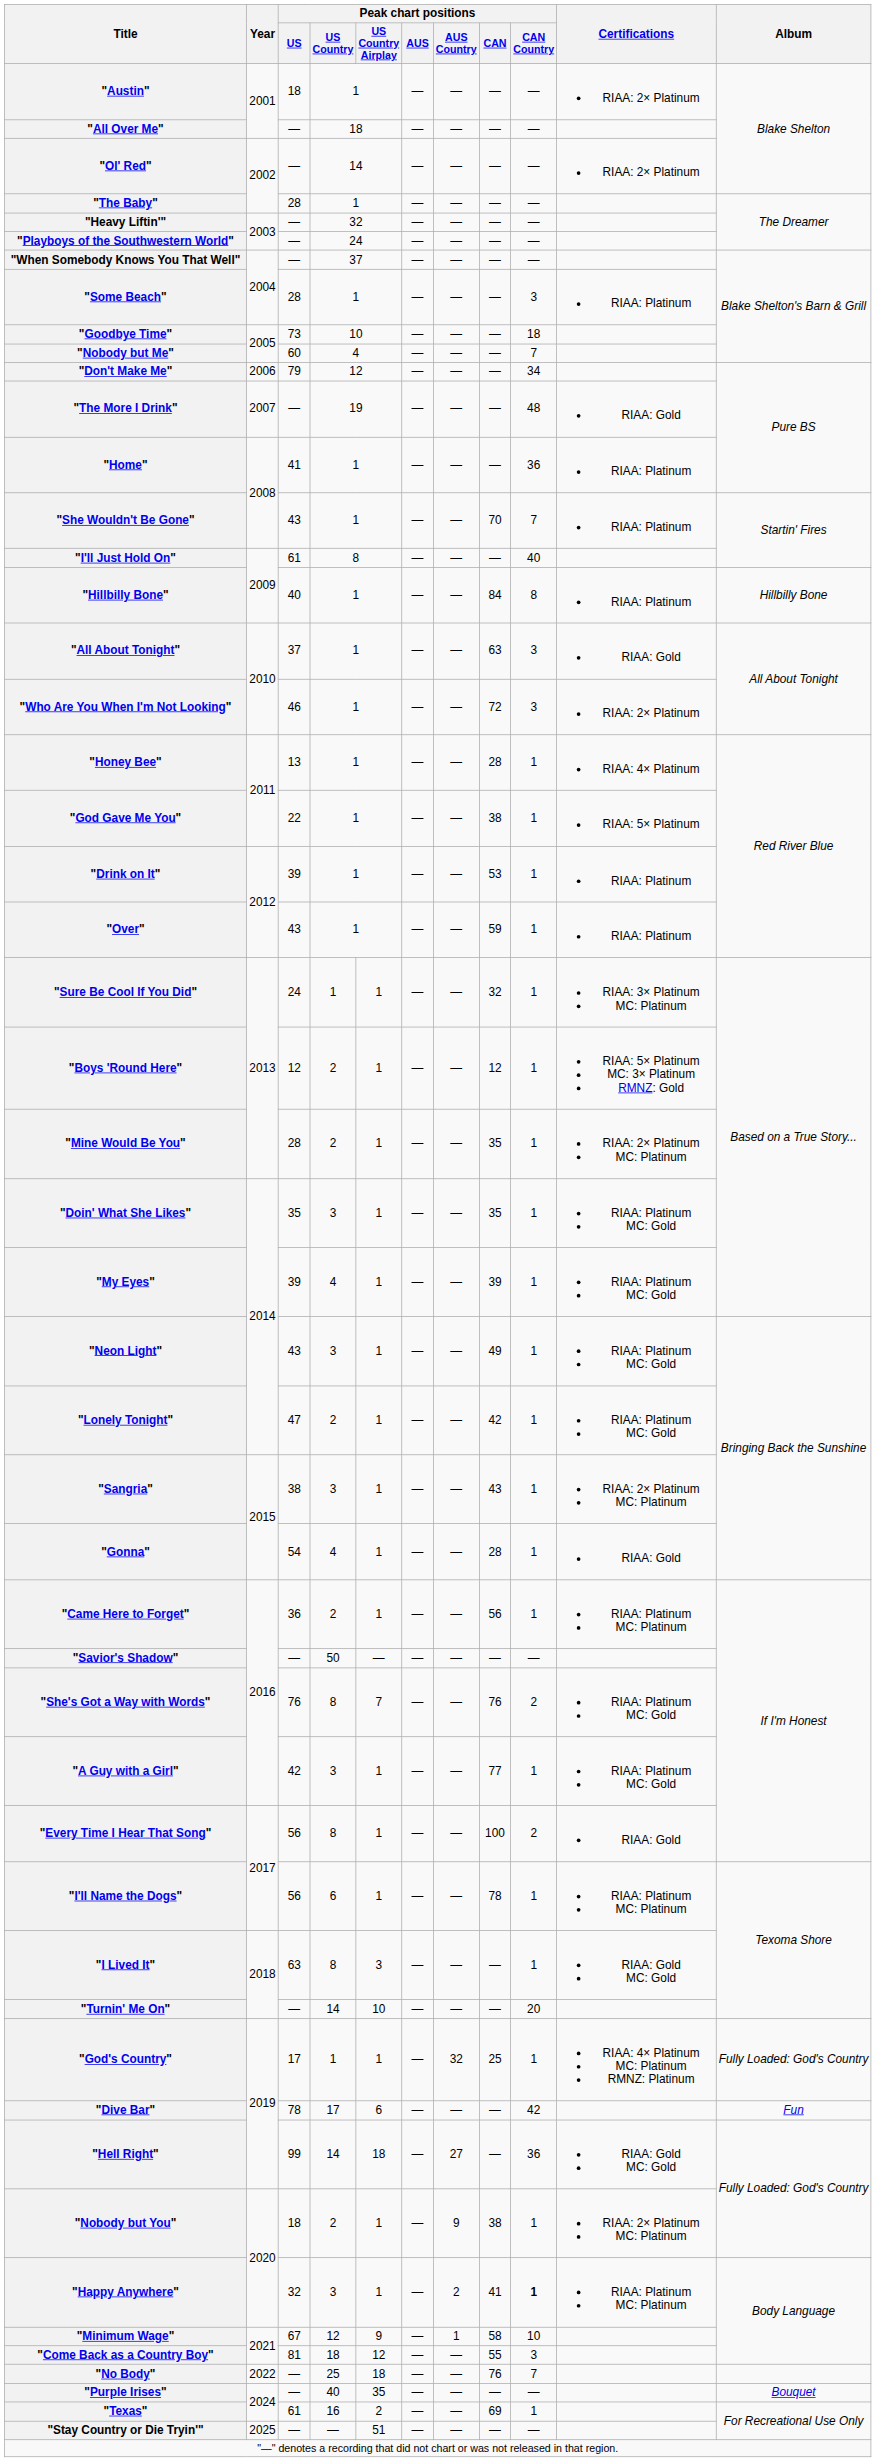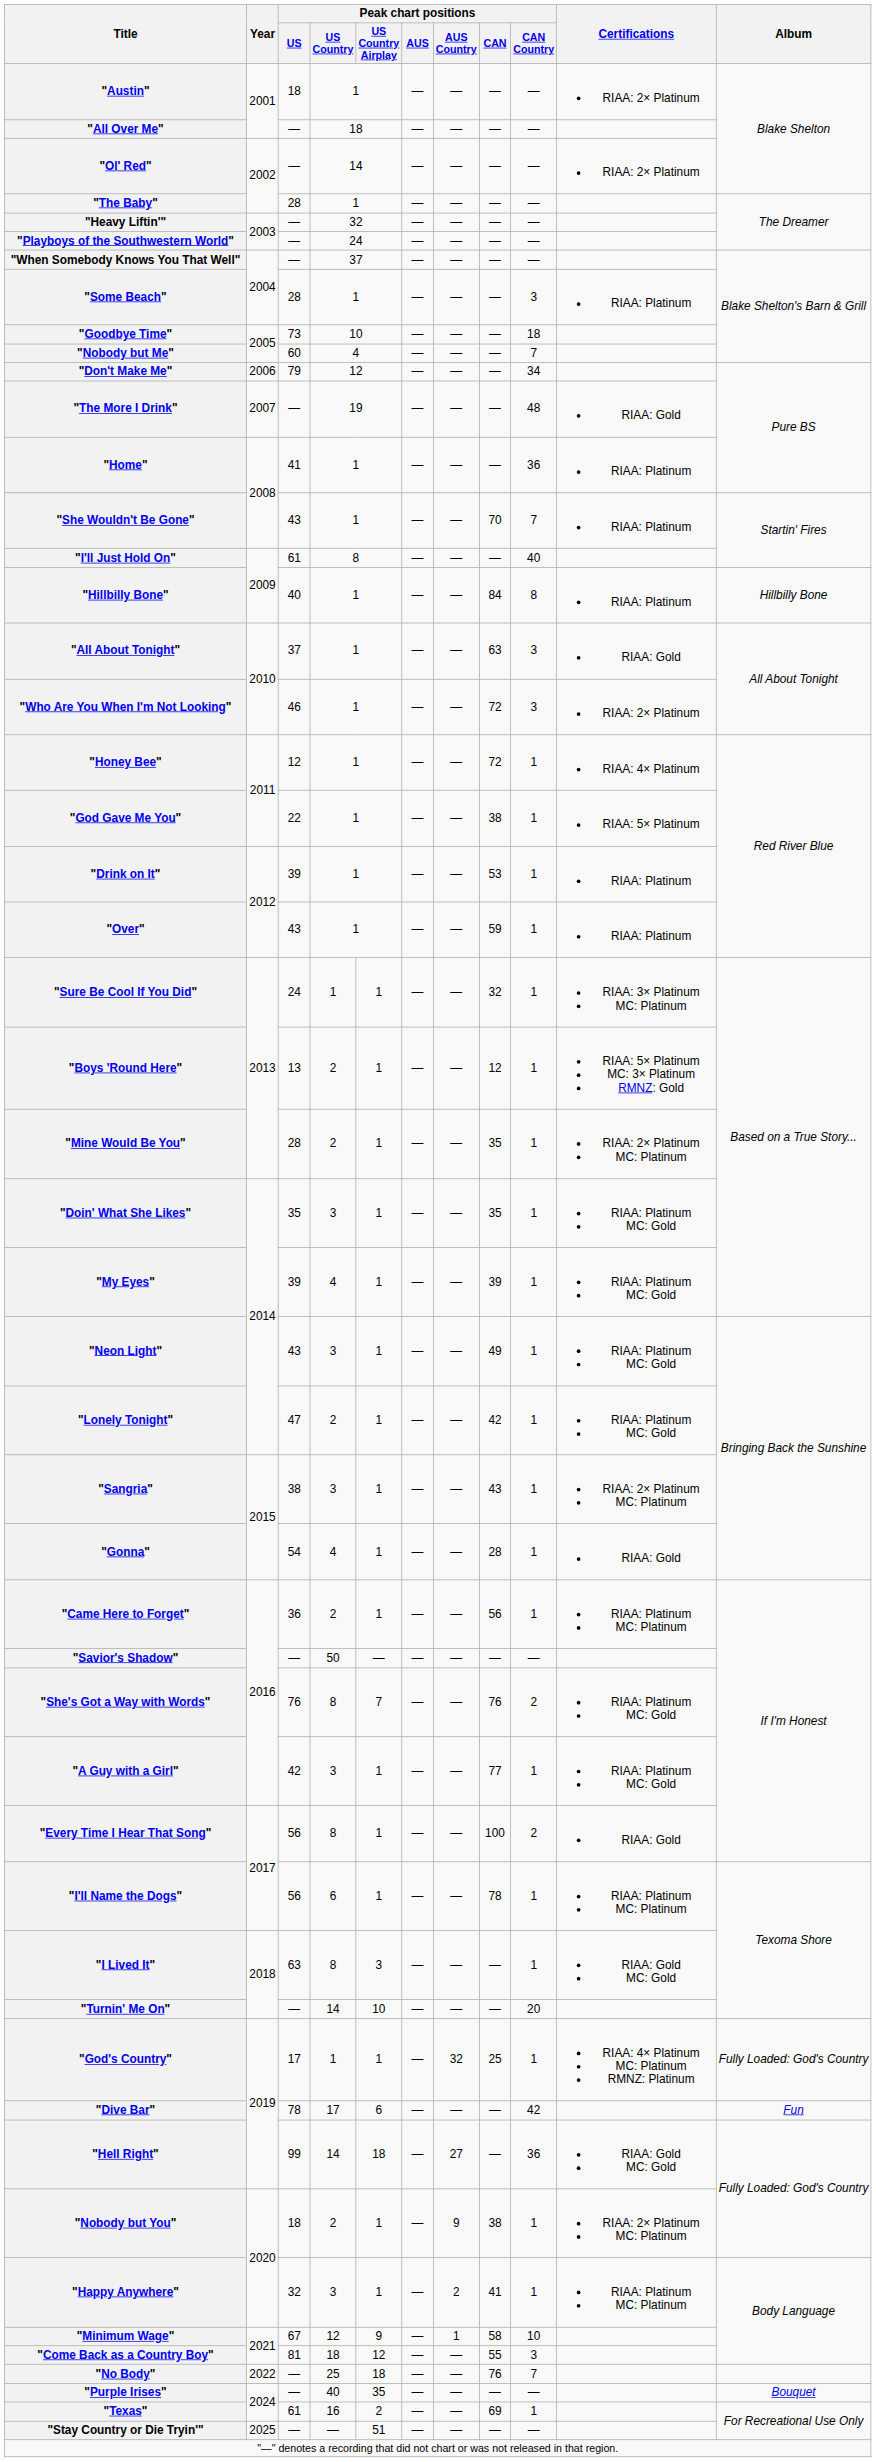(294, 762) 13 -> (294, 762) 12
(495, 762) 28 -> (495, 762) 72
(294, 1068) 12 -> (294, 1068) 13
(534, 2292) bold -> (534, 2292) normal
